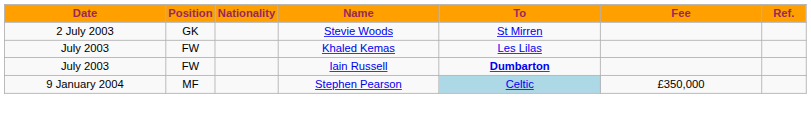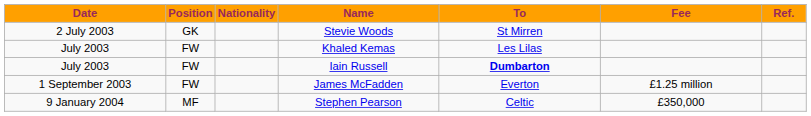+ row: (358, 85)
(520, 85) lightblue background -> (520, 102) no background
